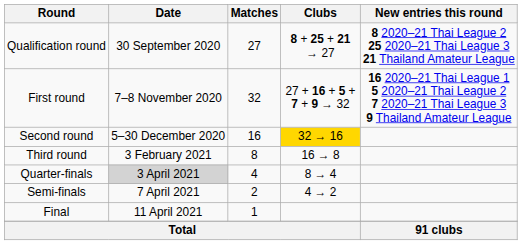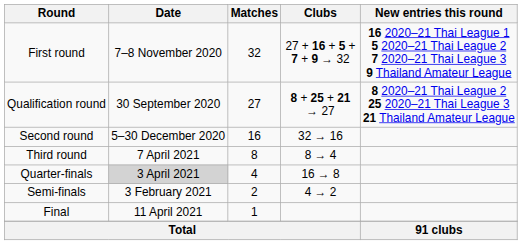rows swapped: (56, 45) <-> (56, 98)
(320, 136) gold background -> (320, 136) no background
(168, 155) 3 February 2021 -> (168, 155) 7 April 2021
(320, 155) 16 → 8 -> (320, 155) 8 → 4
(320, 174) 8 → 4 -> (320, 174) 16 → 8
(168, 193) 7 April 2021 -> (168, 193) 3 February 2021
